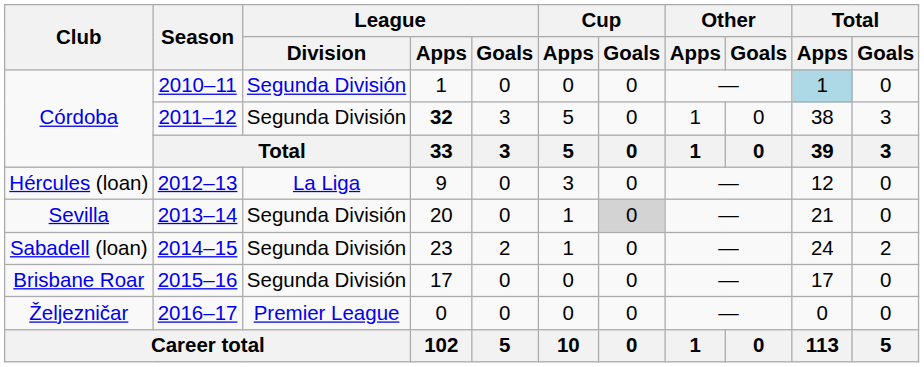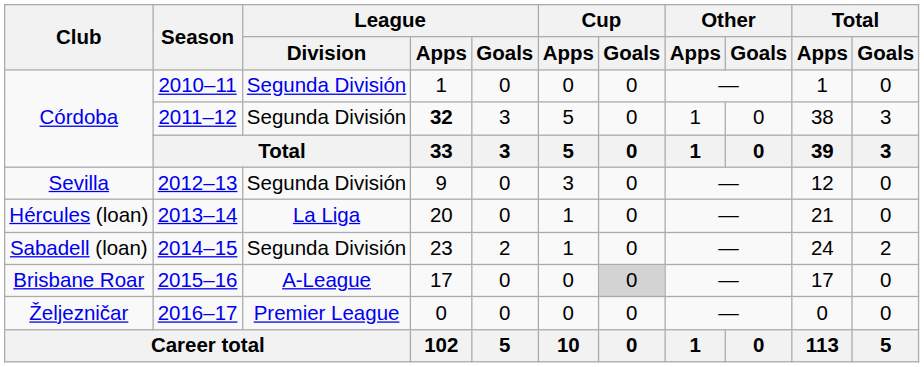(822, 85) lightblue background -> (822, 85) no background
(79, 183) Hércules (loan) -> (79, 183) Sevilla
(327, 183) La Liga -> (327, 183) Segunda División
(79, 215) Sevilla -> (79, 215) Hércules (loan)
(327, 215) Segunda División -> (327, 215) La Liga
(632, 215) lightgrey background -> (632, 215) no background
(327, 280) Segunda División -> (327, 280) A-League
(632, 280) no background -> (632, 280) lightgrey background
